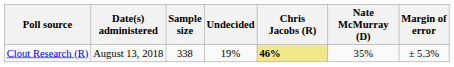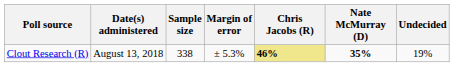columns swapped: (424, 24) <-> (231, 24)
(363, 53) normal -> (361, 53) bold
